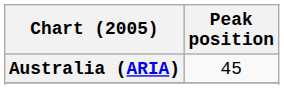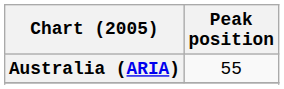(231, 69) 45 -> (231, 69) 55
